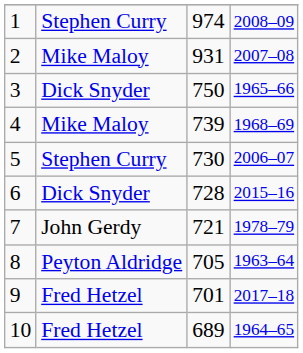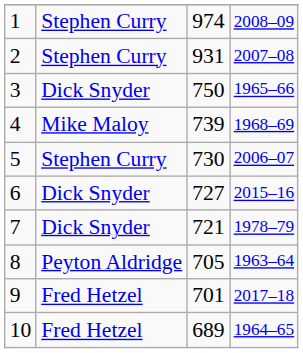(95, 55) Mike Maloy -> (104, 55) Stephen Curry
(208, 192) 728 -> (208, 192) 727
(91, 227) John Gerdy -> (96, 227) Dick Snyder
